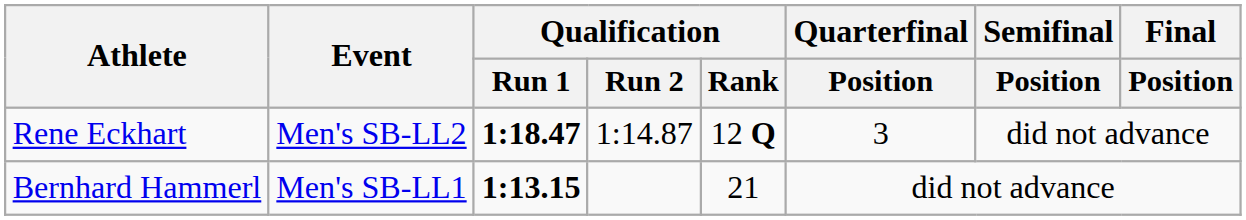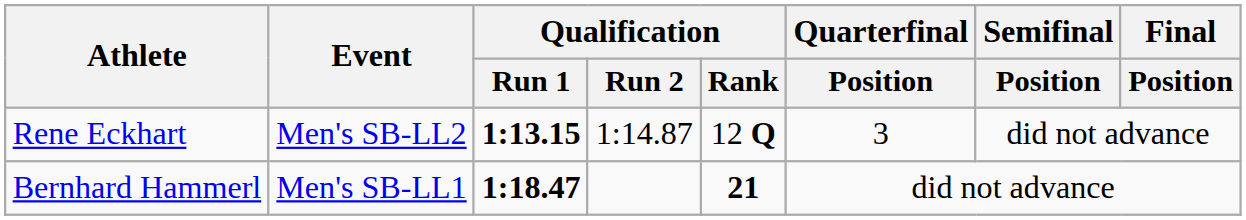(531, 134) 1:18.47 -> (531, 134) 1:13.15
(531, 187) 1:13.15 -> (531, 187) 1:18.47
(743, 187) normal -> (743, 187) bold
